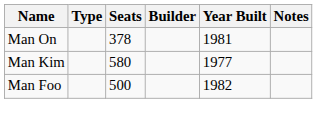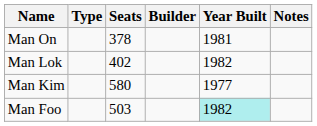+ row: (35, 62)
(120, 86) 500 -> (120, 109) 503
(218, 86) no background -> (218, 109) paleturquoise background
